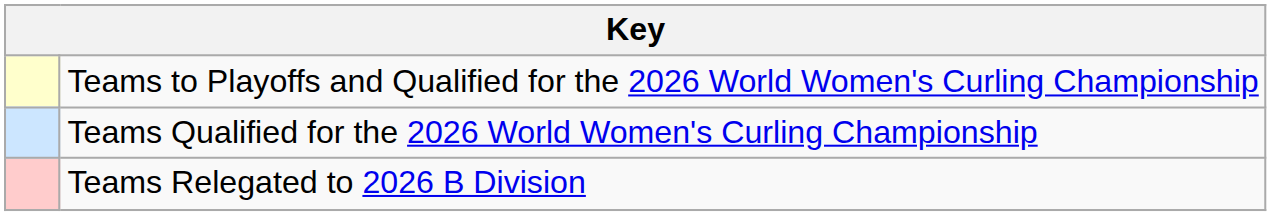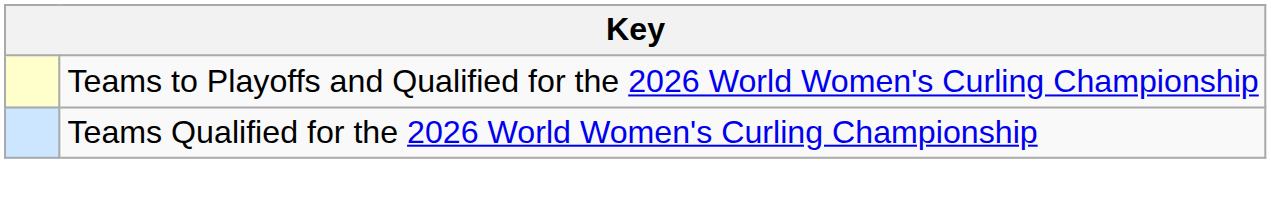- row: (327, 183)
